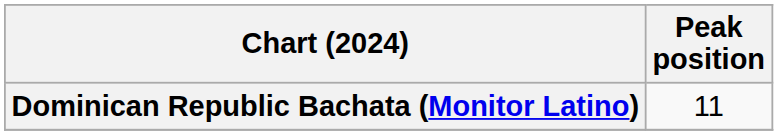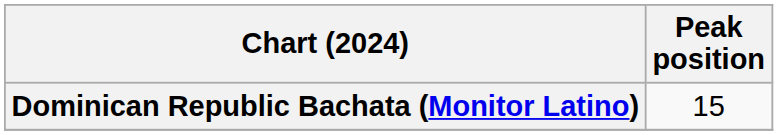(709, 105) 11 -> (709, 105) 15
